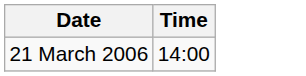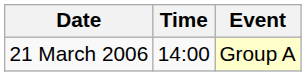+ column: (258, 20)
